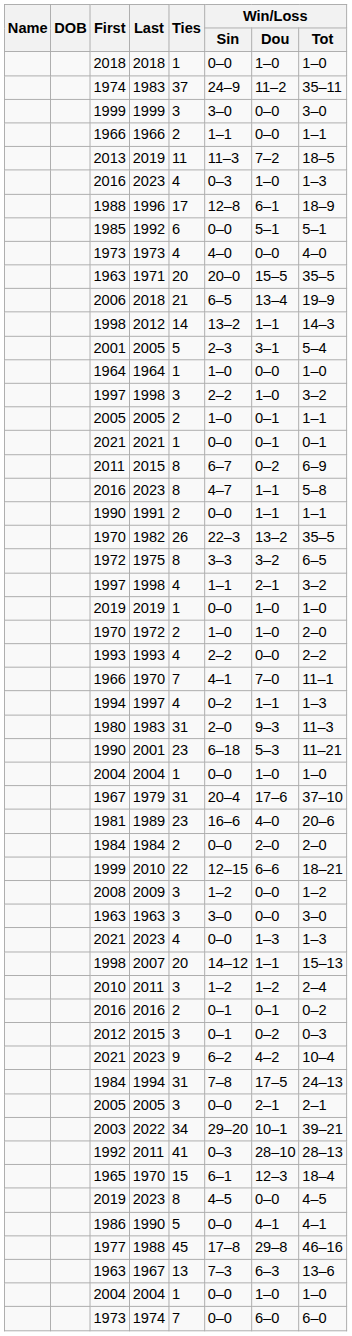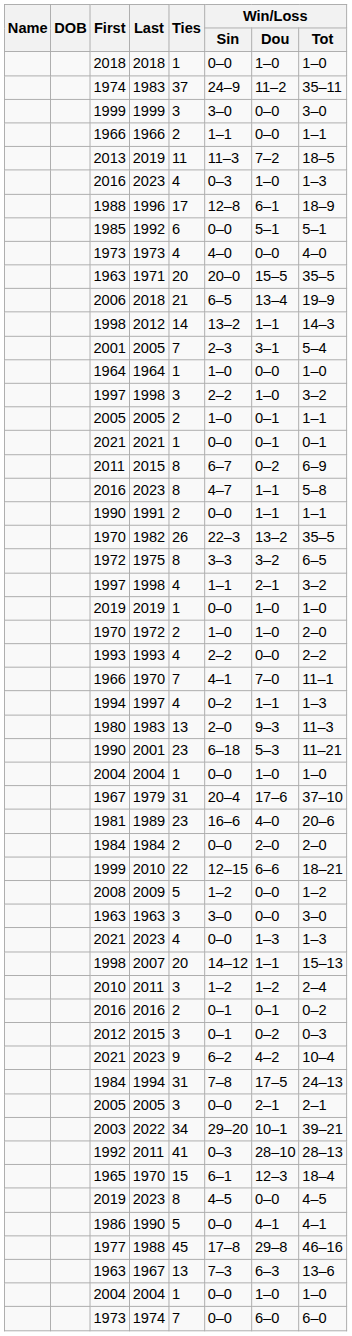(176, 347) 5 -> (176, 347) 7
(180, 726) 31 -> (180, 726) 13
(176, 891) 3 -> (176, 891) 5
